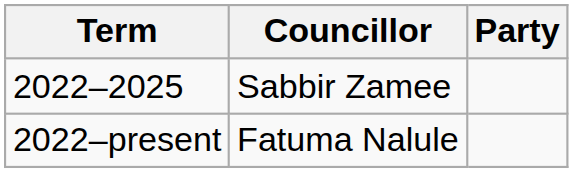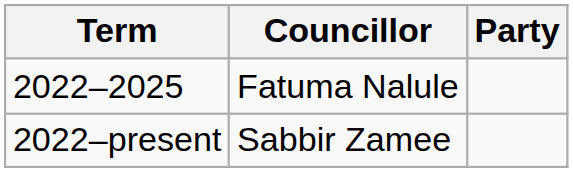(344, 85) Sabbir Zamee -> (348, 85) Fatuma Nalule
(348, 139) Fatuma Nalule -> (344, 139) Sabbir Zamee
